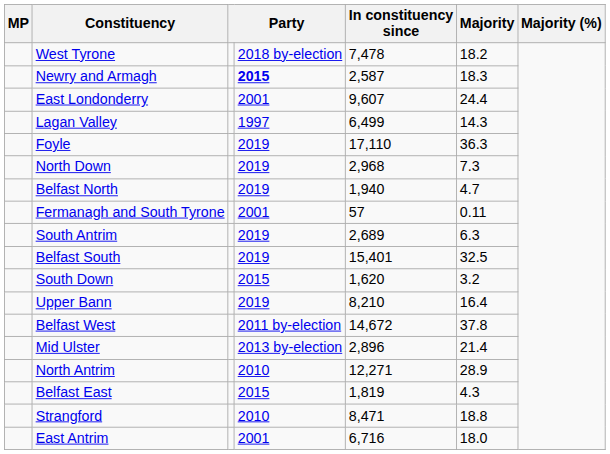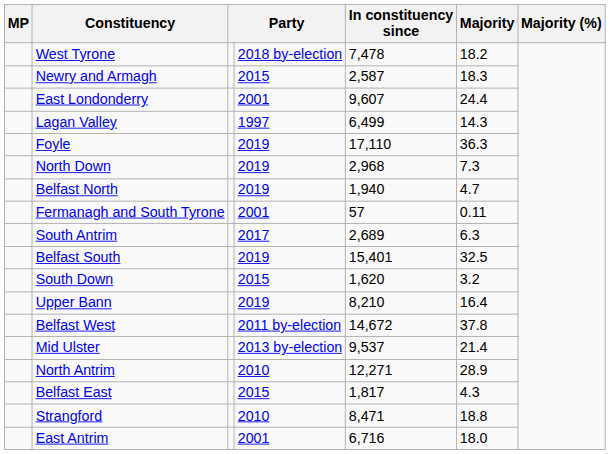(254, 76) bold -> (254, 76) normal
(254, 235) 2019 -> (254, 235) 2017
(367, 347) 2,896 -> (367, 347) 9,537
(367, 393) 1,819 -> (367, 393) 1,817
